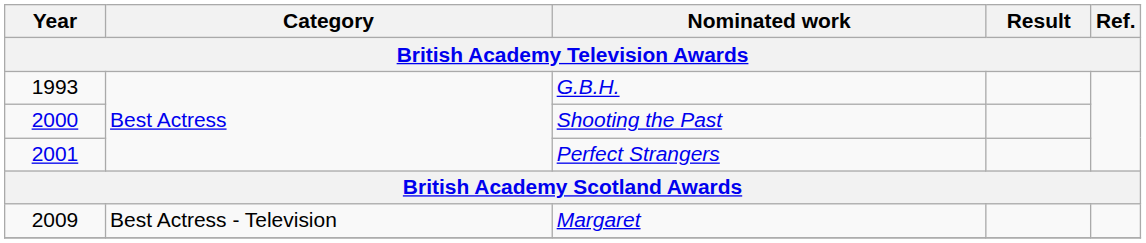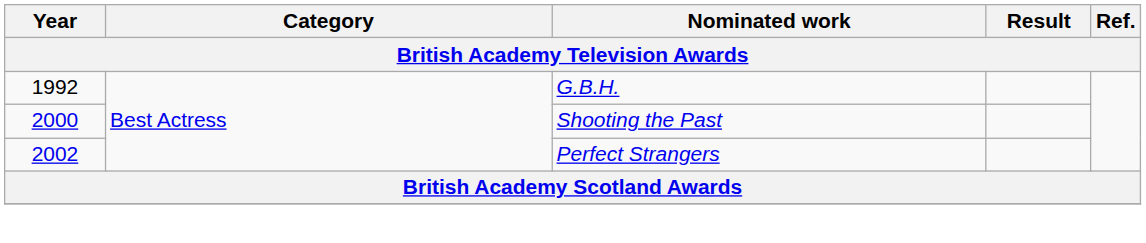(55, 87) 1993 -> (55, 87) 1992
(55, 154) 2001 -> (55, 154) 2002
- row: (599, 220)
